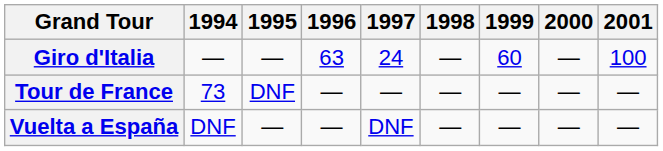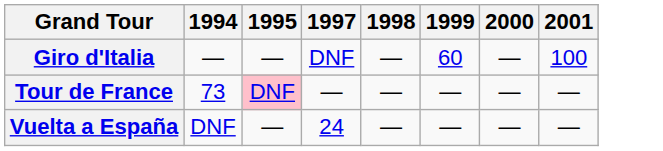- column: (332, 22)
(391, 57) 24 -> (332, 57) DNF
(272, 92) no background -> (272, 92) pink background
(391, 127) DNF -> (332, 127) 24
